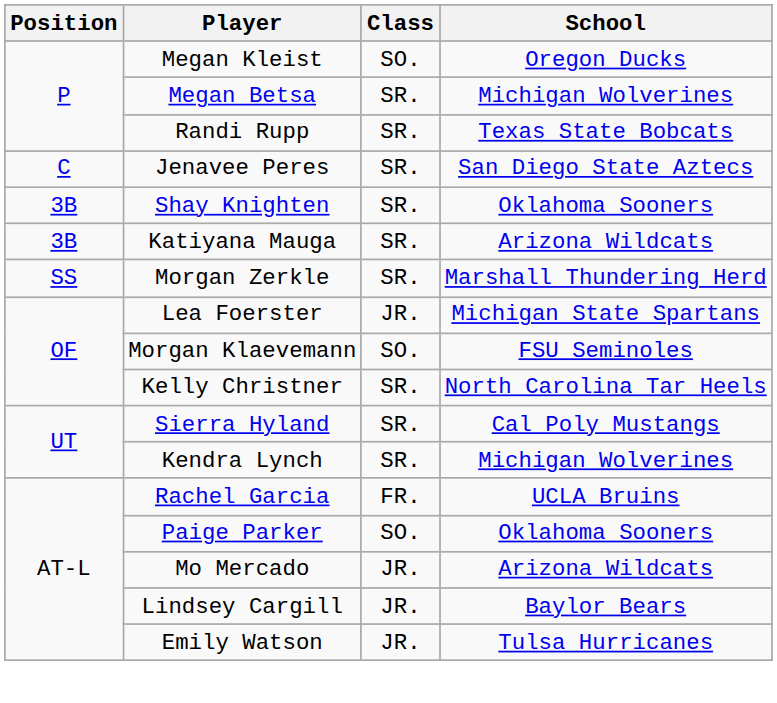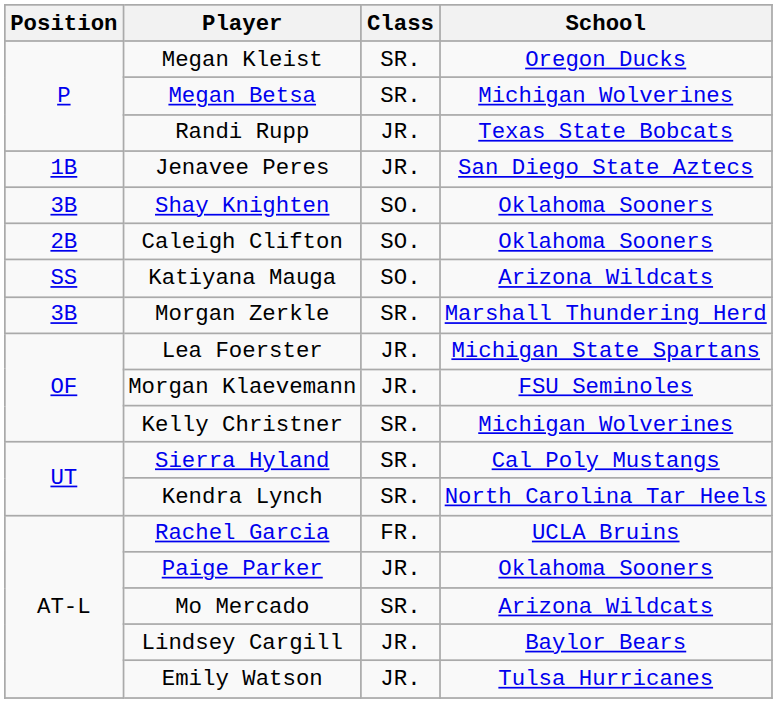(400, 60) SO. -> (400, 60) SR.
(400, 132) SR. -> (400, 132) JR.
(64, 169) C -> (64, 169) 1B
(400, 169) SR. -> (400, 169) JR.
(400, 205) SR. -> (400, 205) SO.
+ row: (242, 242)
(64, 242) 3B -> (64, 278) SS
(400, 242) SR. -> (400, 278) SO.
(64, 278) SS -> (64, 315) 3B
(400, 351) SO. -> (400, 388) JR.
(606, 388) North Carolina Tar Heels -> (606, 424) Michigan Wolverines
(606, 460) Michigan Wolverines -> (606, 497) North Carolina Tar Heels
(400, 533) SO. -> (400, 570) JR.
(400, 570) JR. -> (400, 606) SR.
